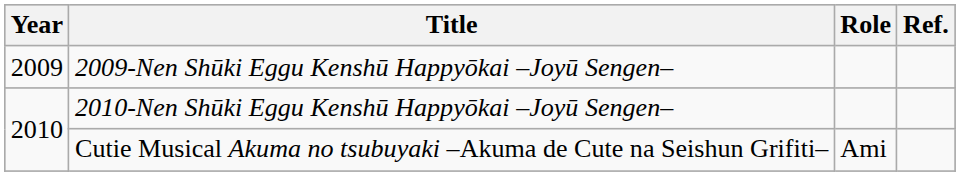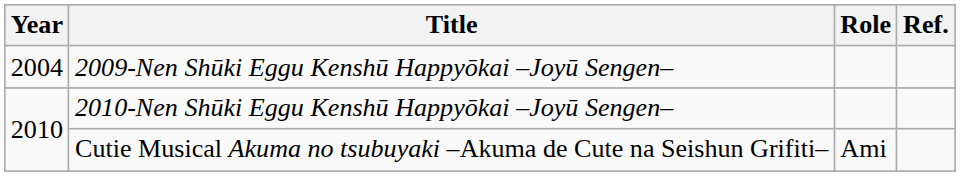(37, 66) 2009 -> (37, 66) 2004
